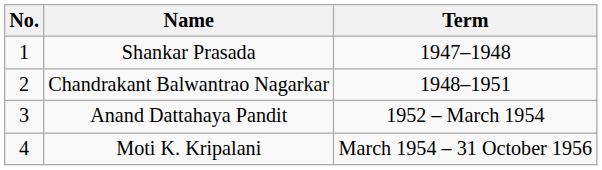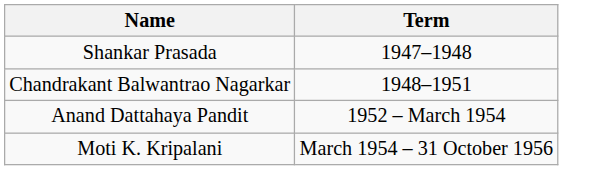- column: (24, 20)
